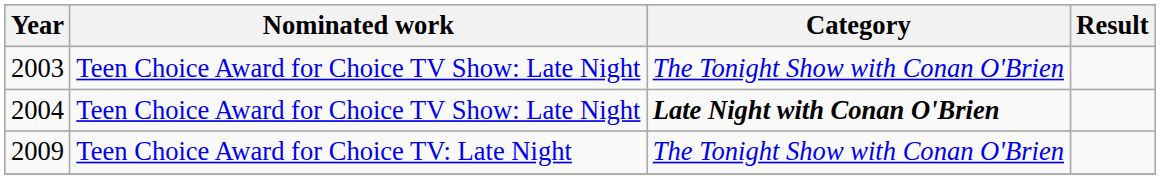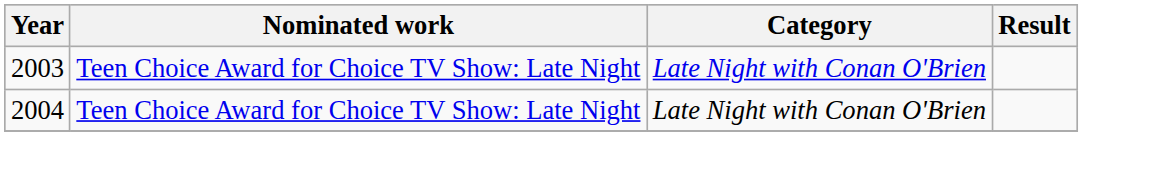(858, 67) The Tonight Show with Conan O'Brien -> (819, 67) Late Night with Conan O'Brien
(826, 109) bold -> (819, 109) normal
- row: (38, 151)
